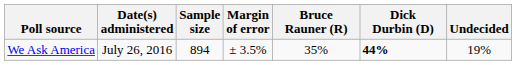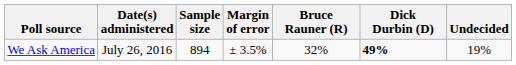(316, 49) 35% -> (316, 49) 32%
(376, 49) 44% -> (376, 49) 49%
